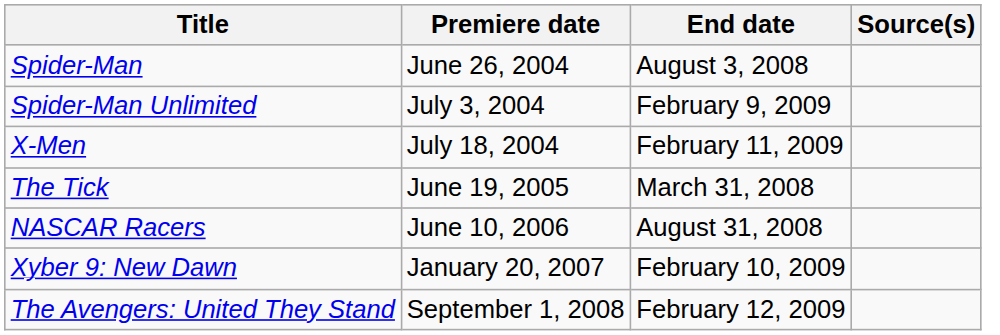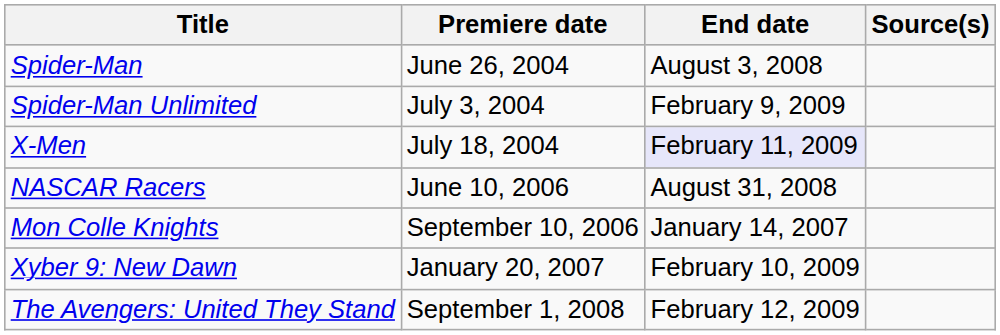(740, 146) no background -> (754, 146) lavender background
- row: (60, 187)
+ row: (115, 227)
